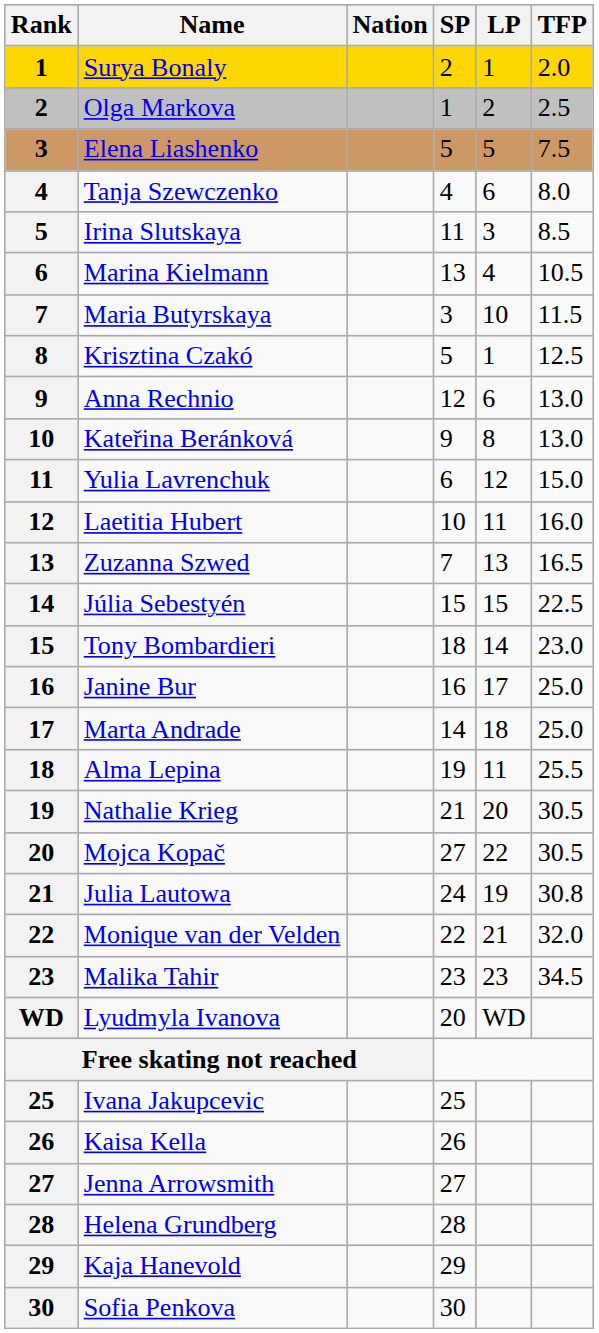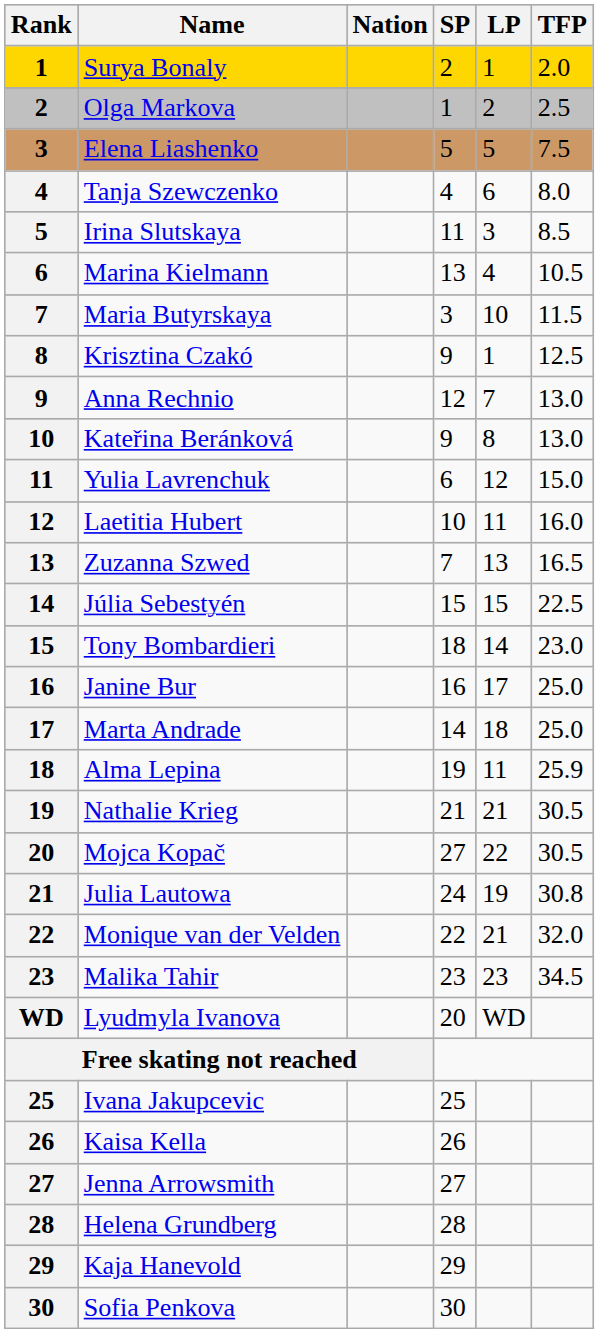(446, 356) 5 -> (446, 356) 9
(489, 397) 6 -> (489, 397) 7
(561, 769) 25.5 -> (561, 769) 25.9
(495, 811) 20 -> (495, 811) 21
